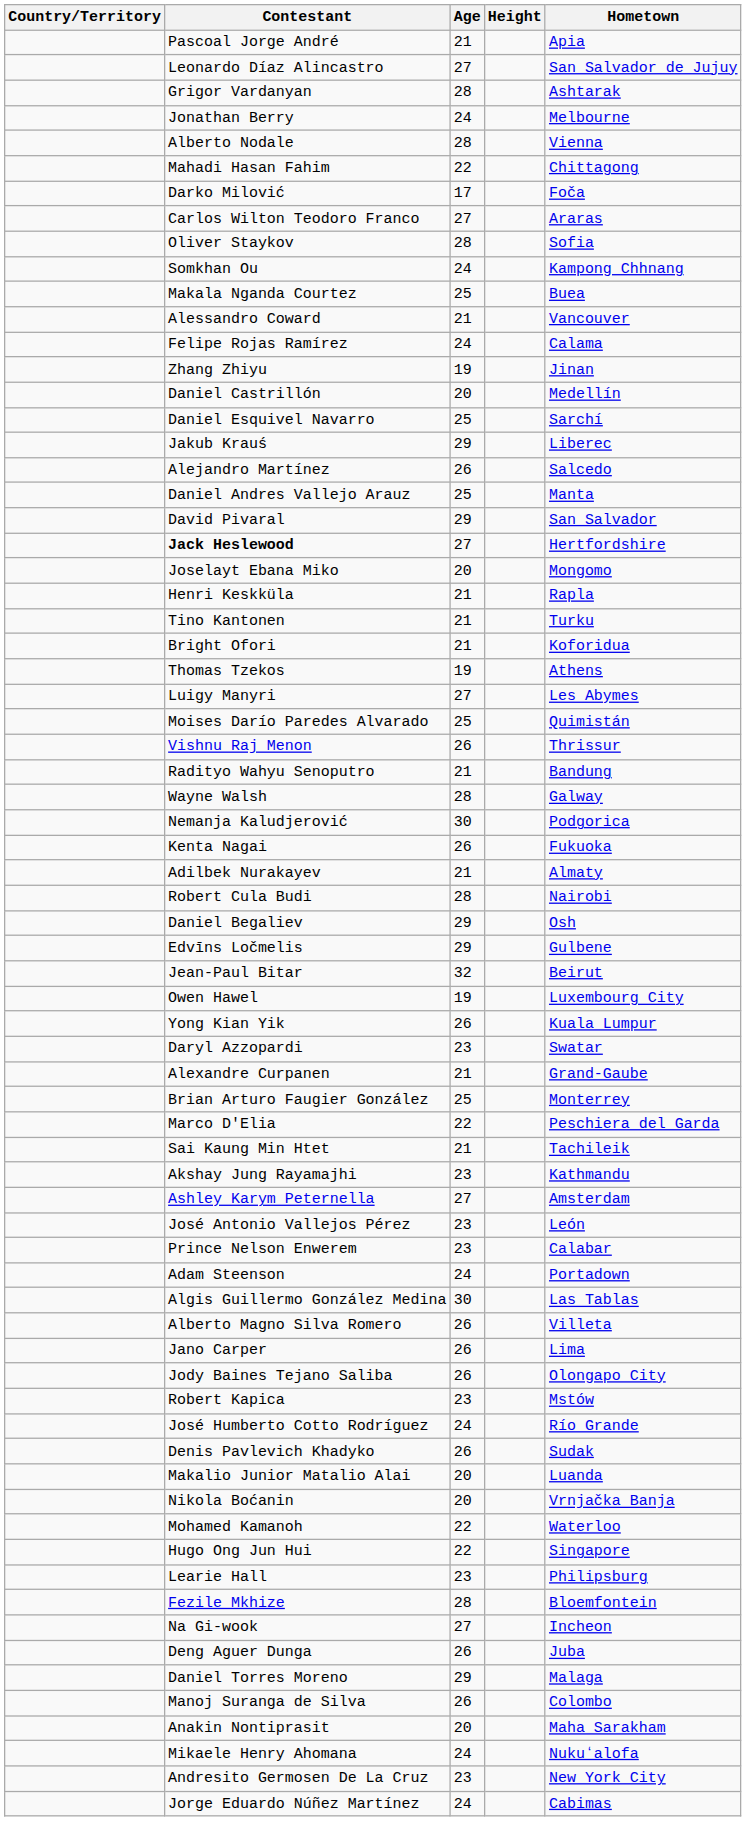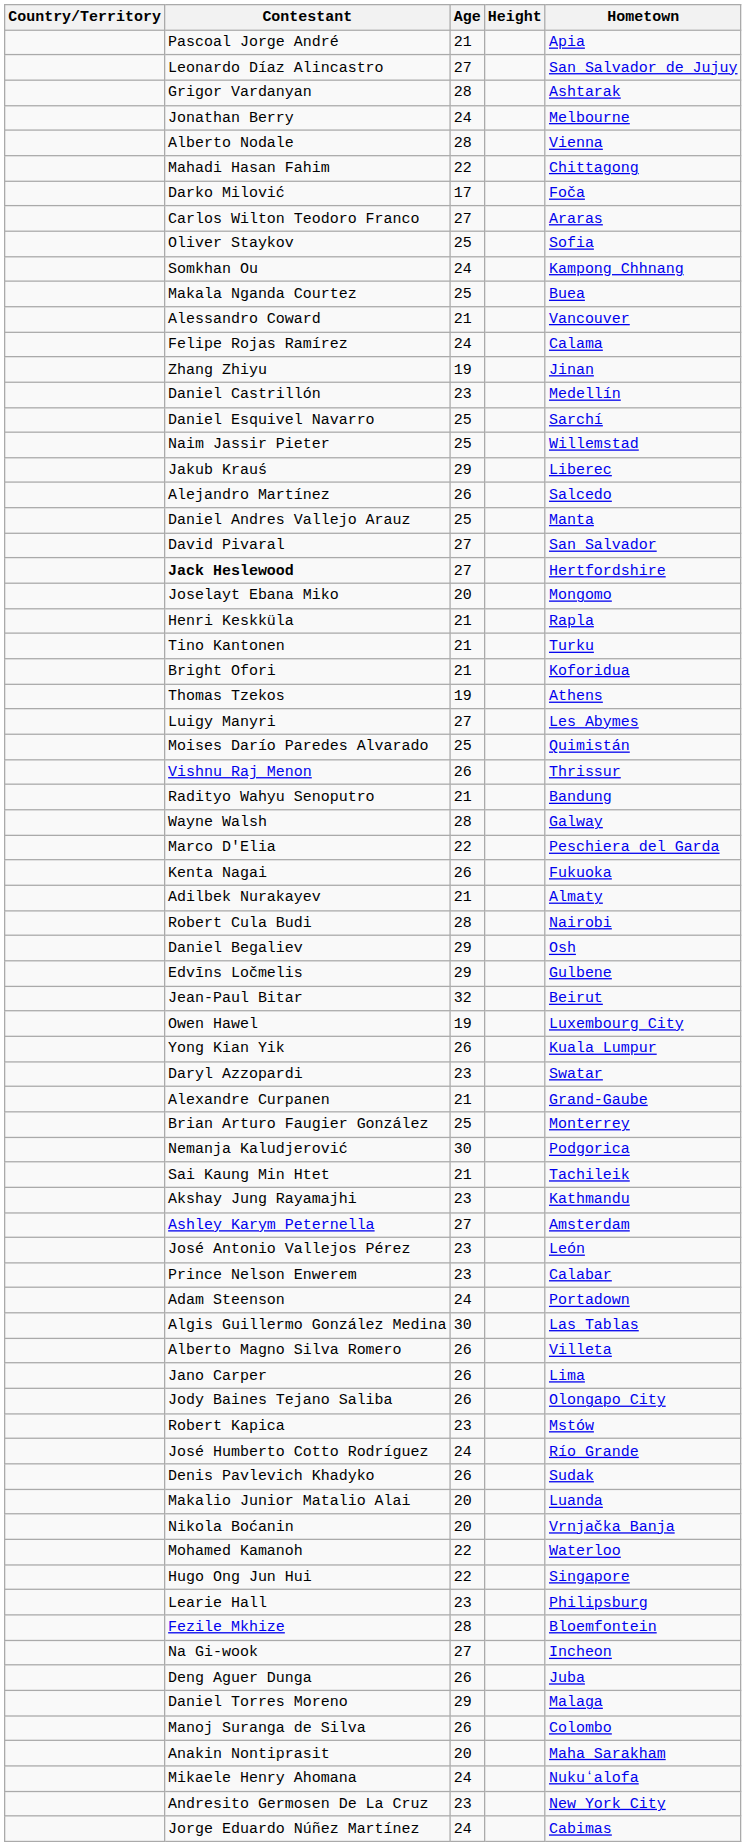(463, 243) 28 -> (463, 243) 25
(463, 394) 20 -> (463, 394) 23
+ row: (249, 445)
(463, 520) 29 -> (463, 545) 27
rows swapped: (222, 1124) <-> (258, 822)
